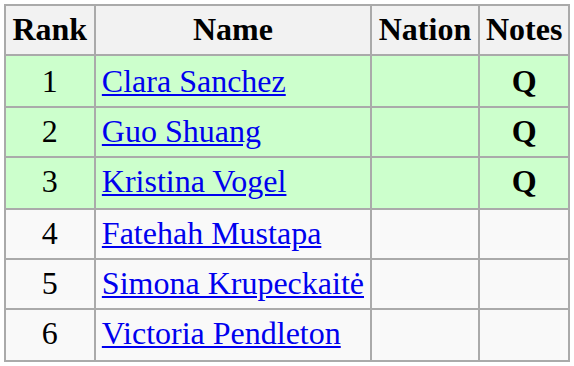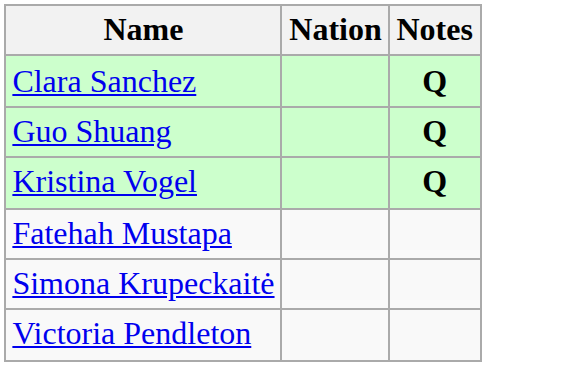- column: (50, 29)
